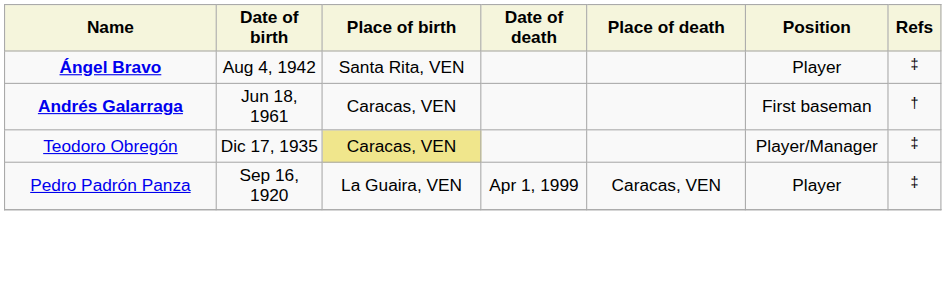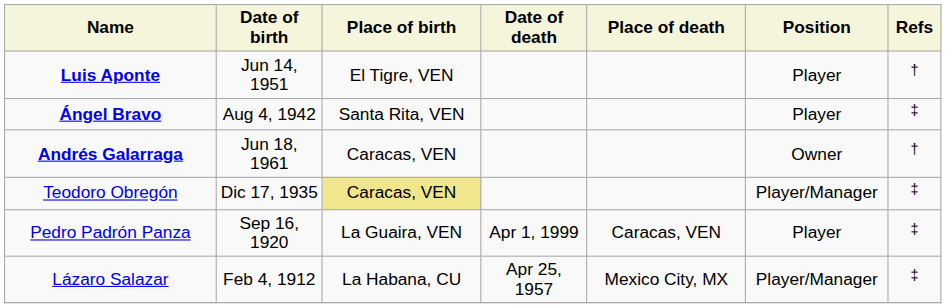+ row: (110, 74)
(817, 106) First baseman -> (817, 153) Owner
+ row: (110, 279)
